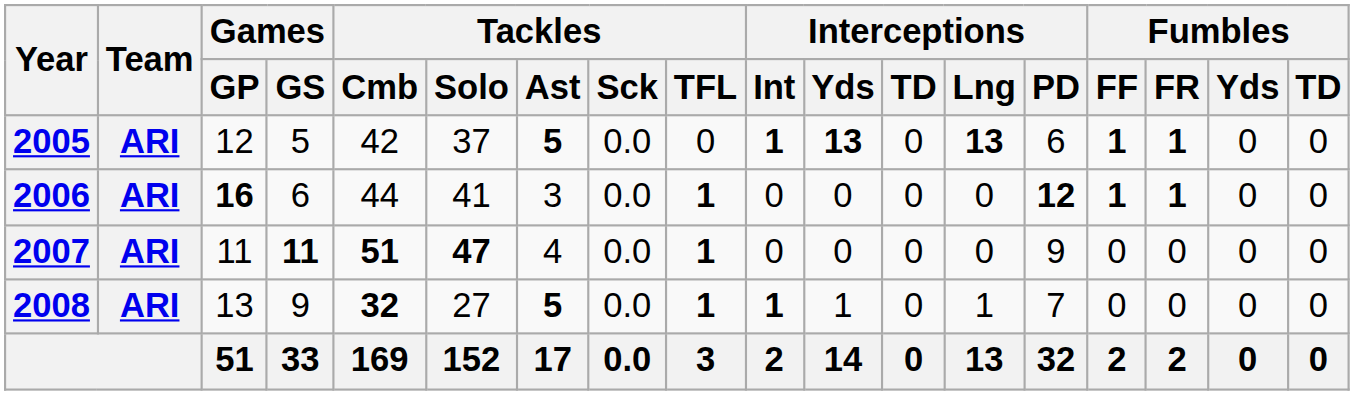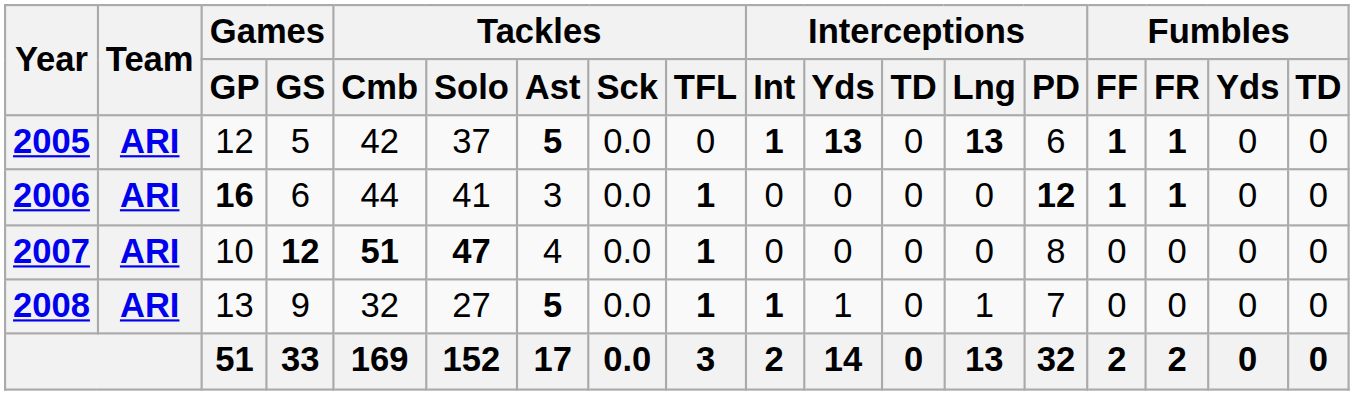(234, 251) 11 -> (234, 251) 10
(300, 251) 11 -> (300, 251) 12
(1056, 251) 9 -> (1056, 251) 8
(380, 305) bold -> (380, 305) normal
